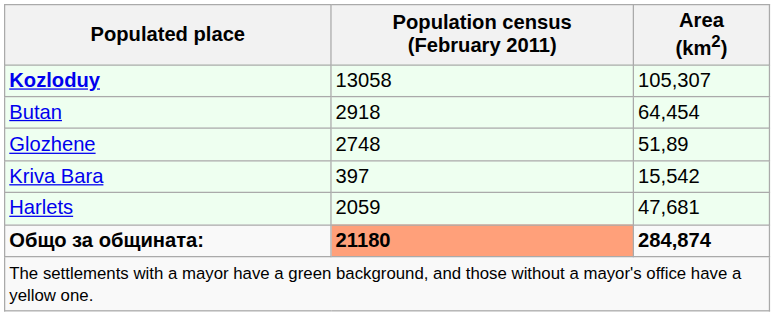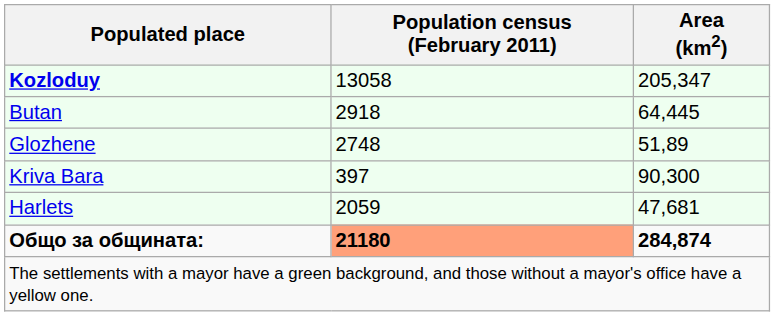(675, 80) 105,307 -> (675, 80) 205,347
(669, 112) 64,454 -> (669, 112) 64,445
(669, 176) 15,542 -> (669, 176) 90,300
